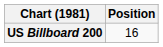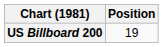(132, 33) 16 -> (132, 33) 19
